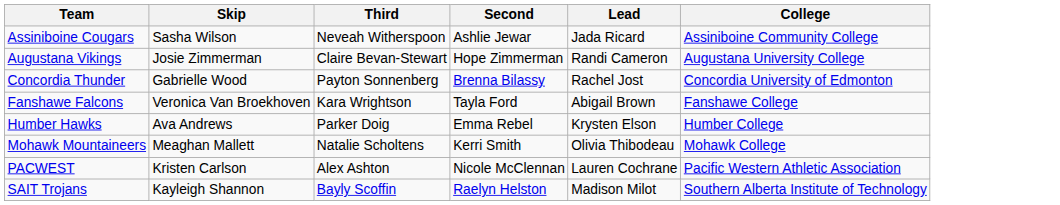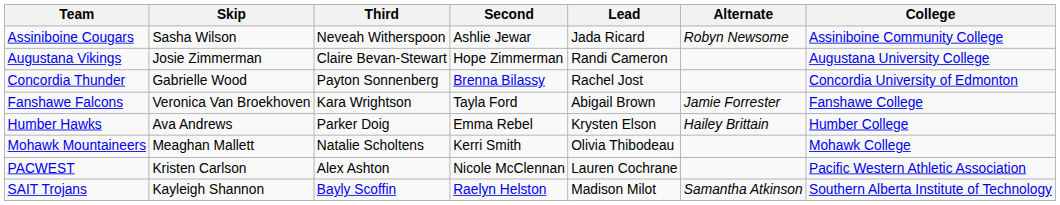+ column: (743, 15)
